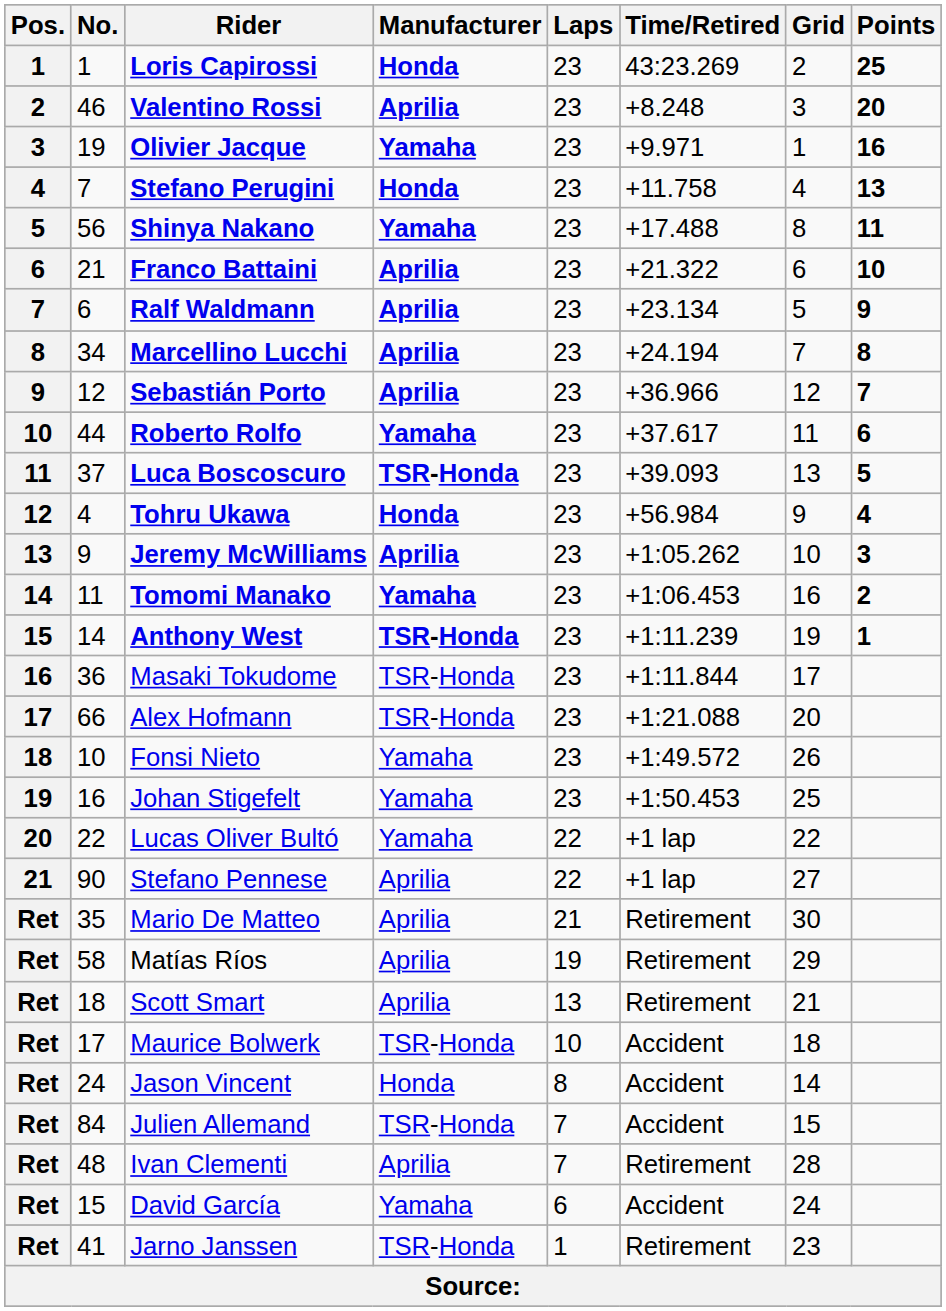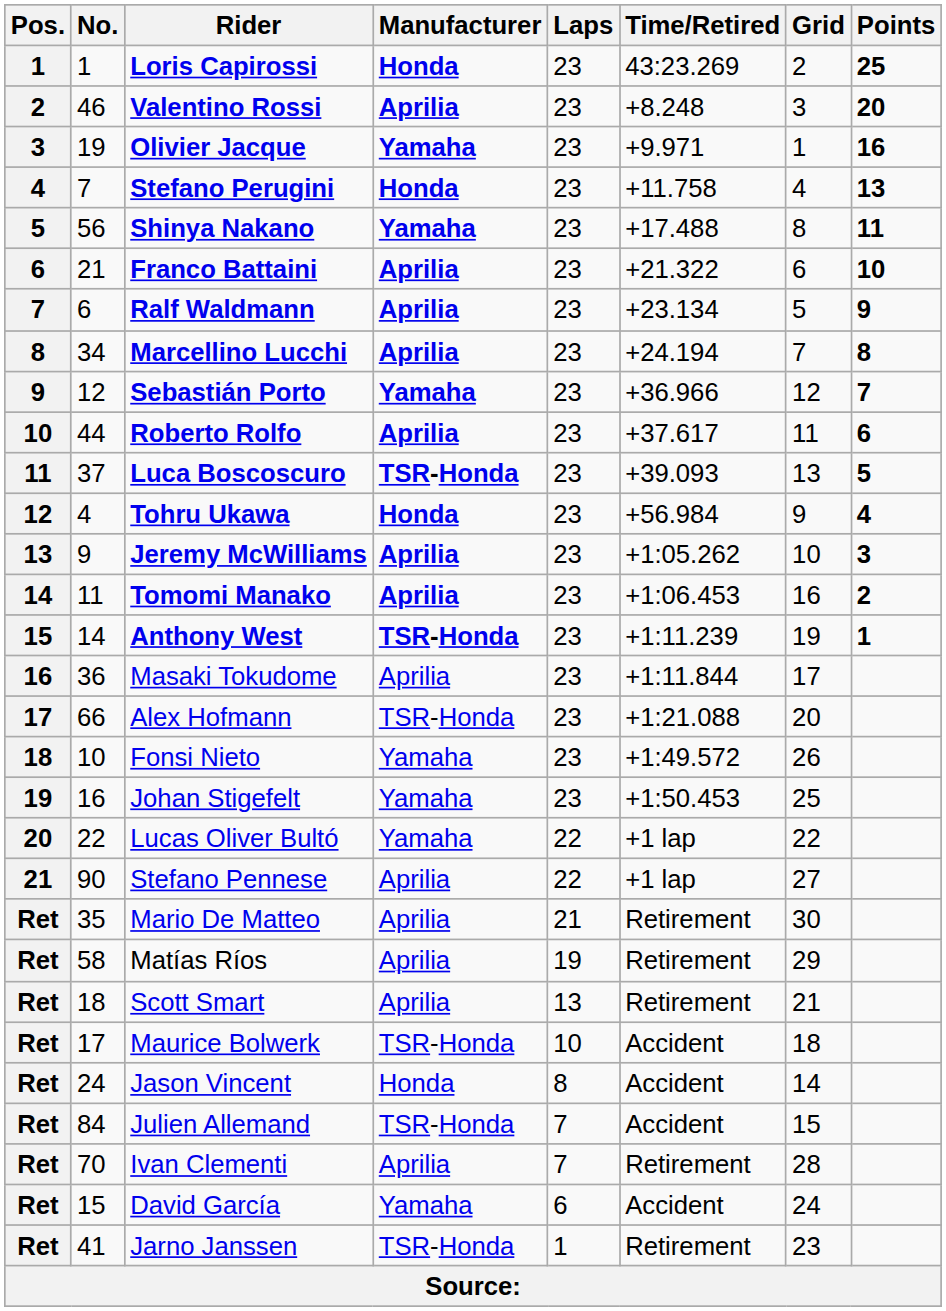(419, 391) Aprilia -> (427, 391) Yamaha
(427, 432) Yamaha -> (419, 432) Aprilia
(427, 595) Yamaha -> (419, 595) Aprilia
(447, 676) TSR-Honda -> (414, 676) Aprilia
(91, 1164) 48 -> (91, 1164) 70
